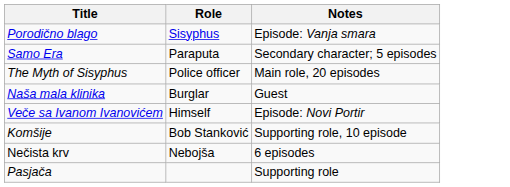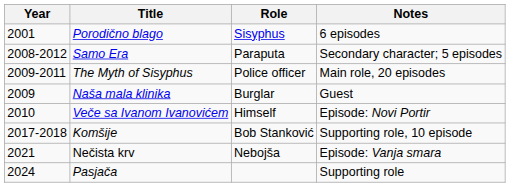+ column: (37, 14)
(315, 34) Episode: Vanja smara -> (350, 34) 6 episodes
(284, 152) 6 episodes -> (380, 152) Episode: Vanja smara
